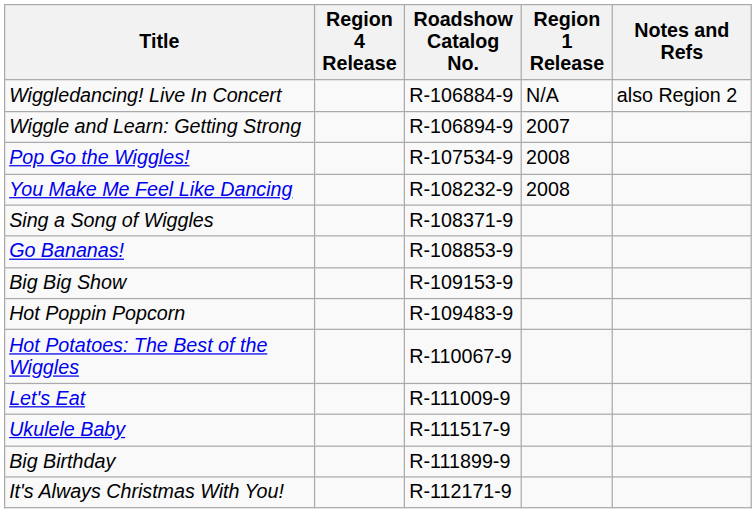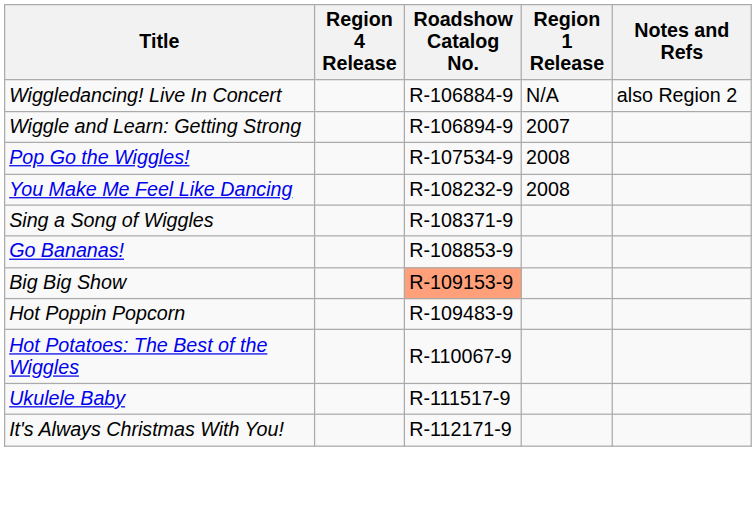(461, 282) no background -> (461, 282) lightsalmon background
- row: (47, 398)
- row: (62, 461)
